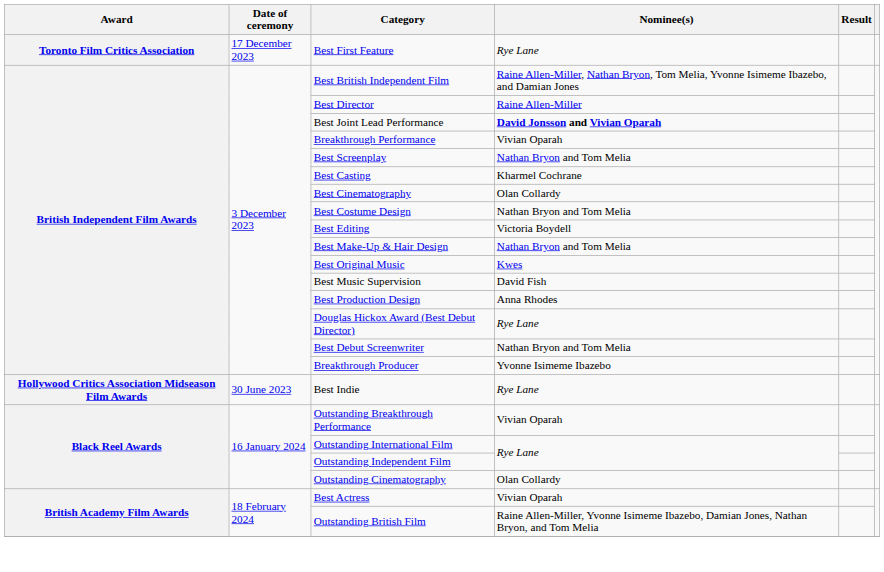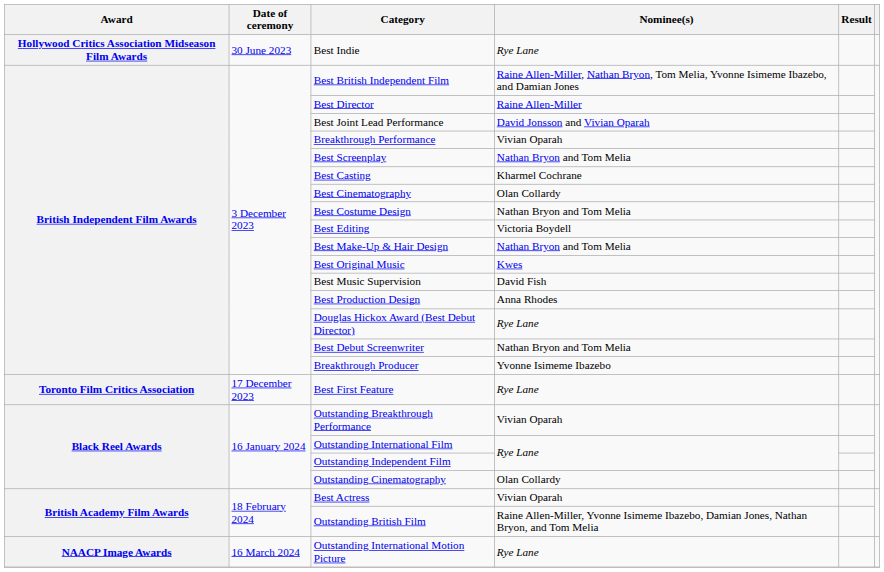rows swapped: (337, 389) <-> (354, 50)
(579, 122) bold -> (573, 122) normal
+ row: (389, 551)
